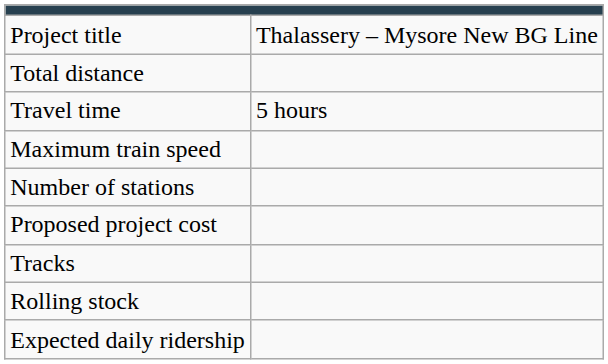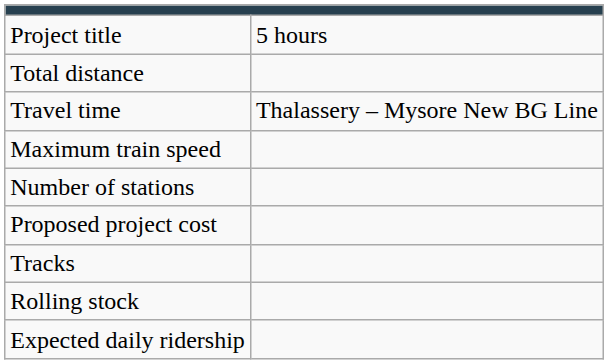(427, 34) Thalassery – Mysore New BG Line -> (292, 34) 5 hours
(292, 110) 5 hours -> (427, 110) Thalassery – Mysore New BG Line
